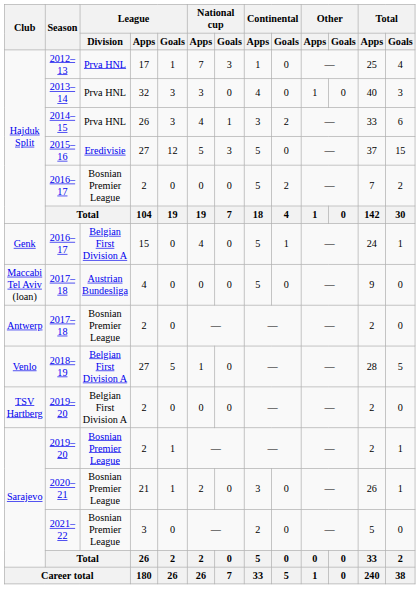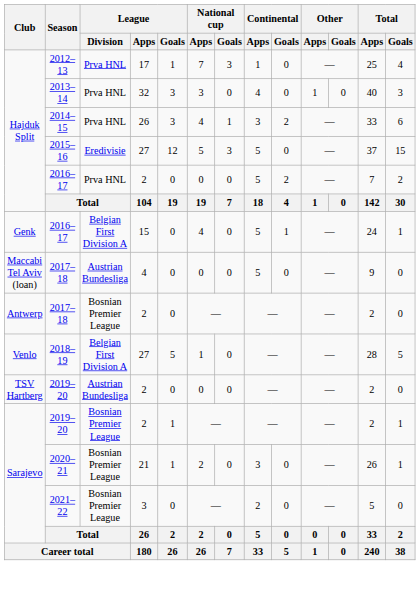(105, 186) Bosnian Premier League -> (105, 180) Prva HNL
(105, 407) Belgian First Division A -> (105, 389) Austrian Bundesliga
